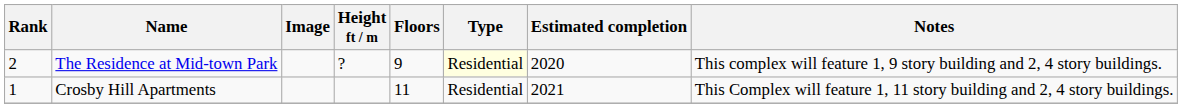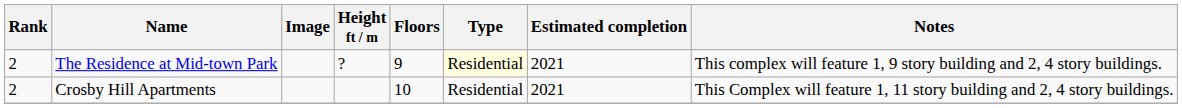(548, 63) 2020 -> (548, 63) 2021
(13, 90) 1 -> (13, 90) 2
(402, 90) 11 -> (402, 90) 10
